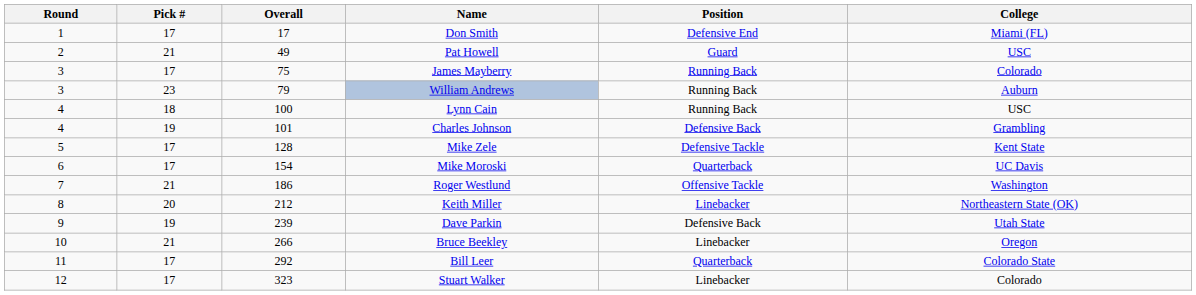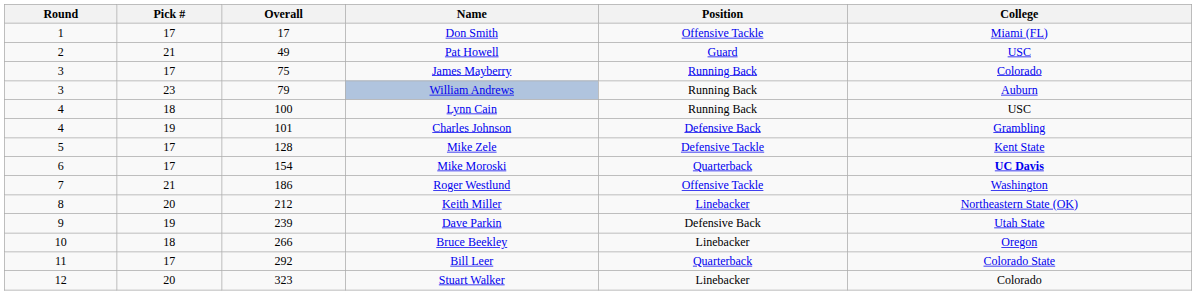(723, 33) Defensive End -> (723, 33) Offensive Tackle
(1019, 166) normal -> (1019, 166) bold
(169, 242) 21 -> (169, 242) 18
(169, 280) 17 -> (169, 280) 20
